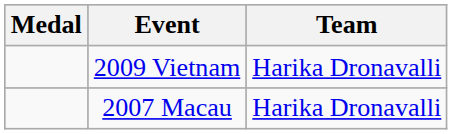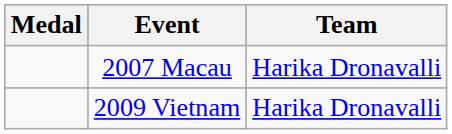rows swapped: (167, 107) <-> (167, 66)
